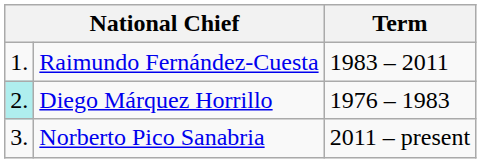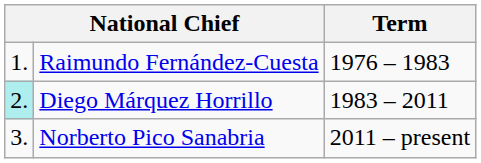(389, 61) 1983 – 2011 -> (390, 61) 1976 – 1983
(390, 99) 1976 – 1983 -> (389, 99) 1983 – 2011
